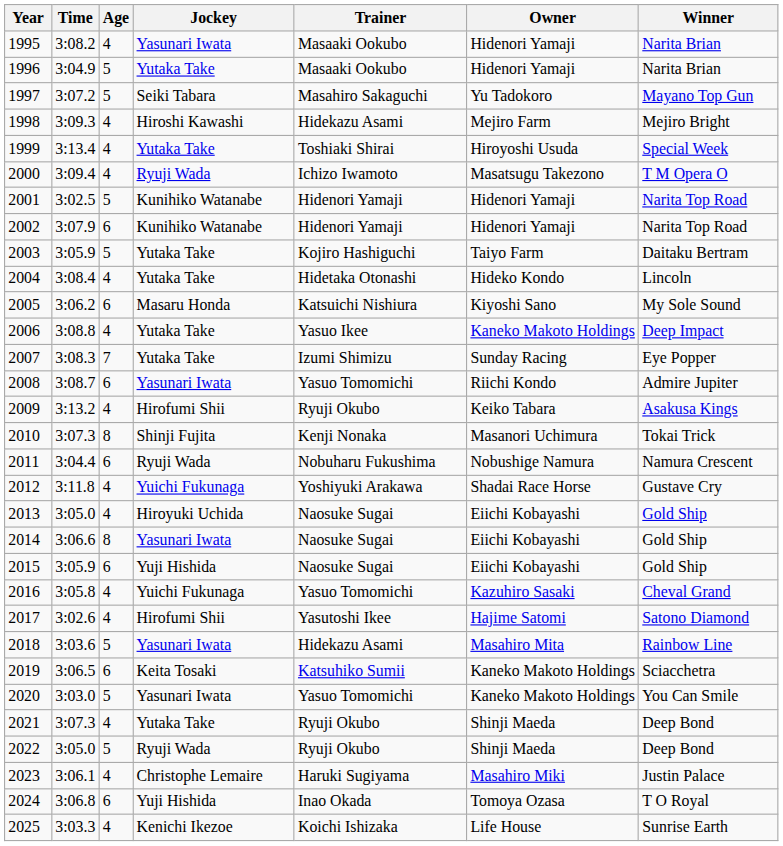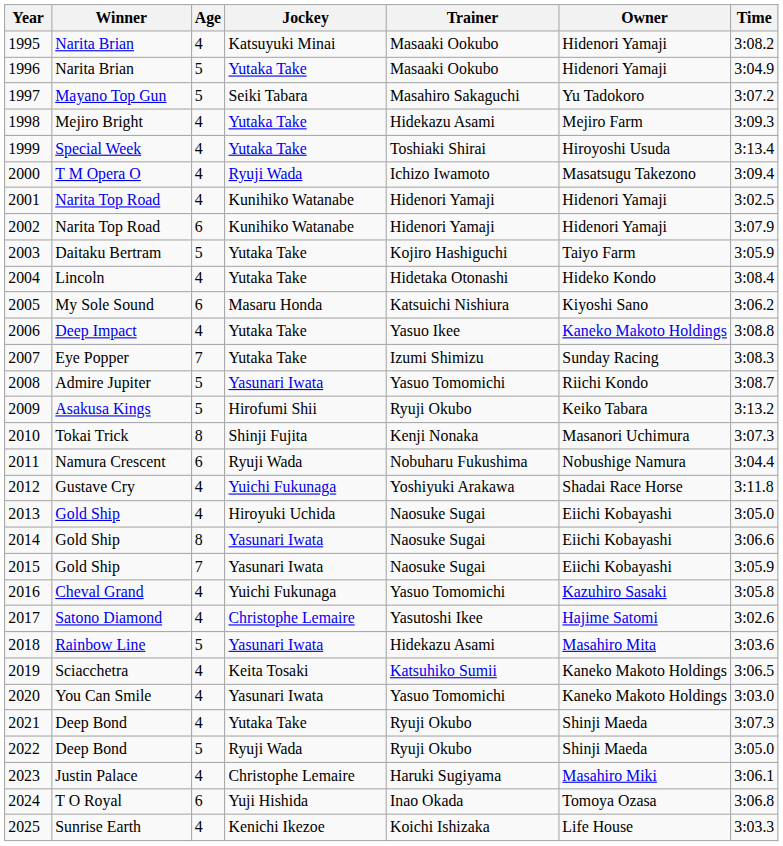columns swapped: (708, 17) <-> (75, 17)
(184, 44) Yasunari Iwata -> (282, 44) Katsuyuki Minai
(190, 122) Hiroshi Kawashi -> (268, 122) Yutaka Take
(107, 200) 5 -> (199, 200) 4
(107, 383) 6 -> (199, 383) 5
(107, 409) 4 -> (199, 409) 5
(107, 566) 6 -> (199, 566) 7
(176, 566) Yuji Hishida -> (276, 566) Yasunari Iwata
(181, 618) Hirofumi Shii -> (292, 618) Christophe Lemaire
(107, 671) 6 -> (199, 671) 4
(107, 697) 5 -> (199, 697) 4
